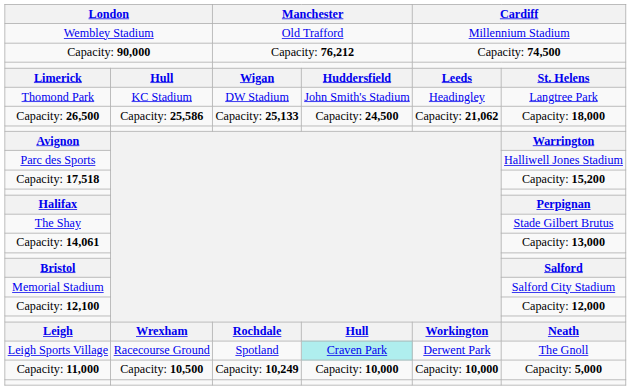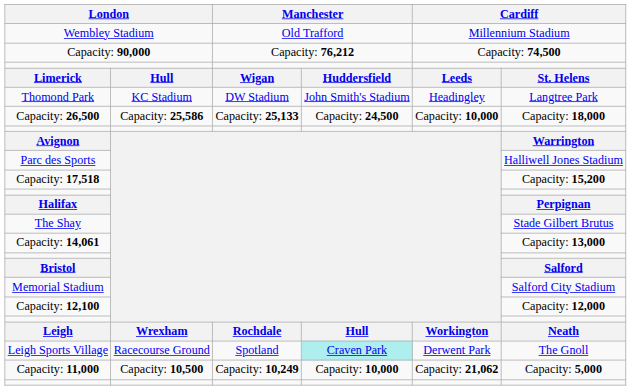(457, 116) Capacity: 21,062 -> (457, 116) Capacity: 10,000
(457, 370) Capacity: 10,000 -> (457, 370) Capacity: 21,062
